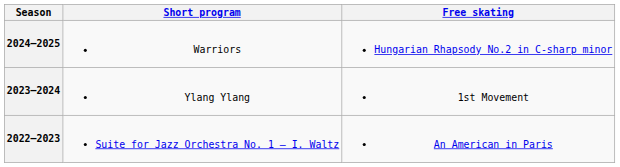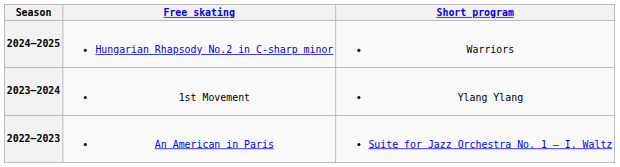columns swapped: (202, 12) <-> (478, 12)
